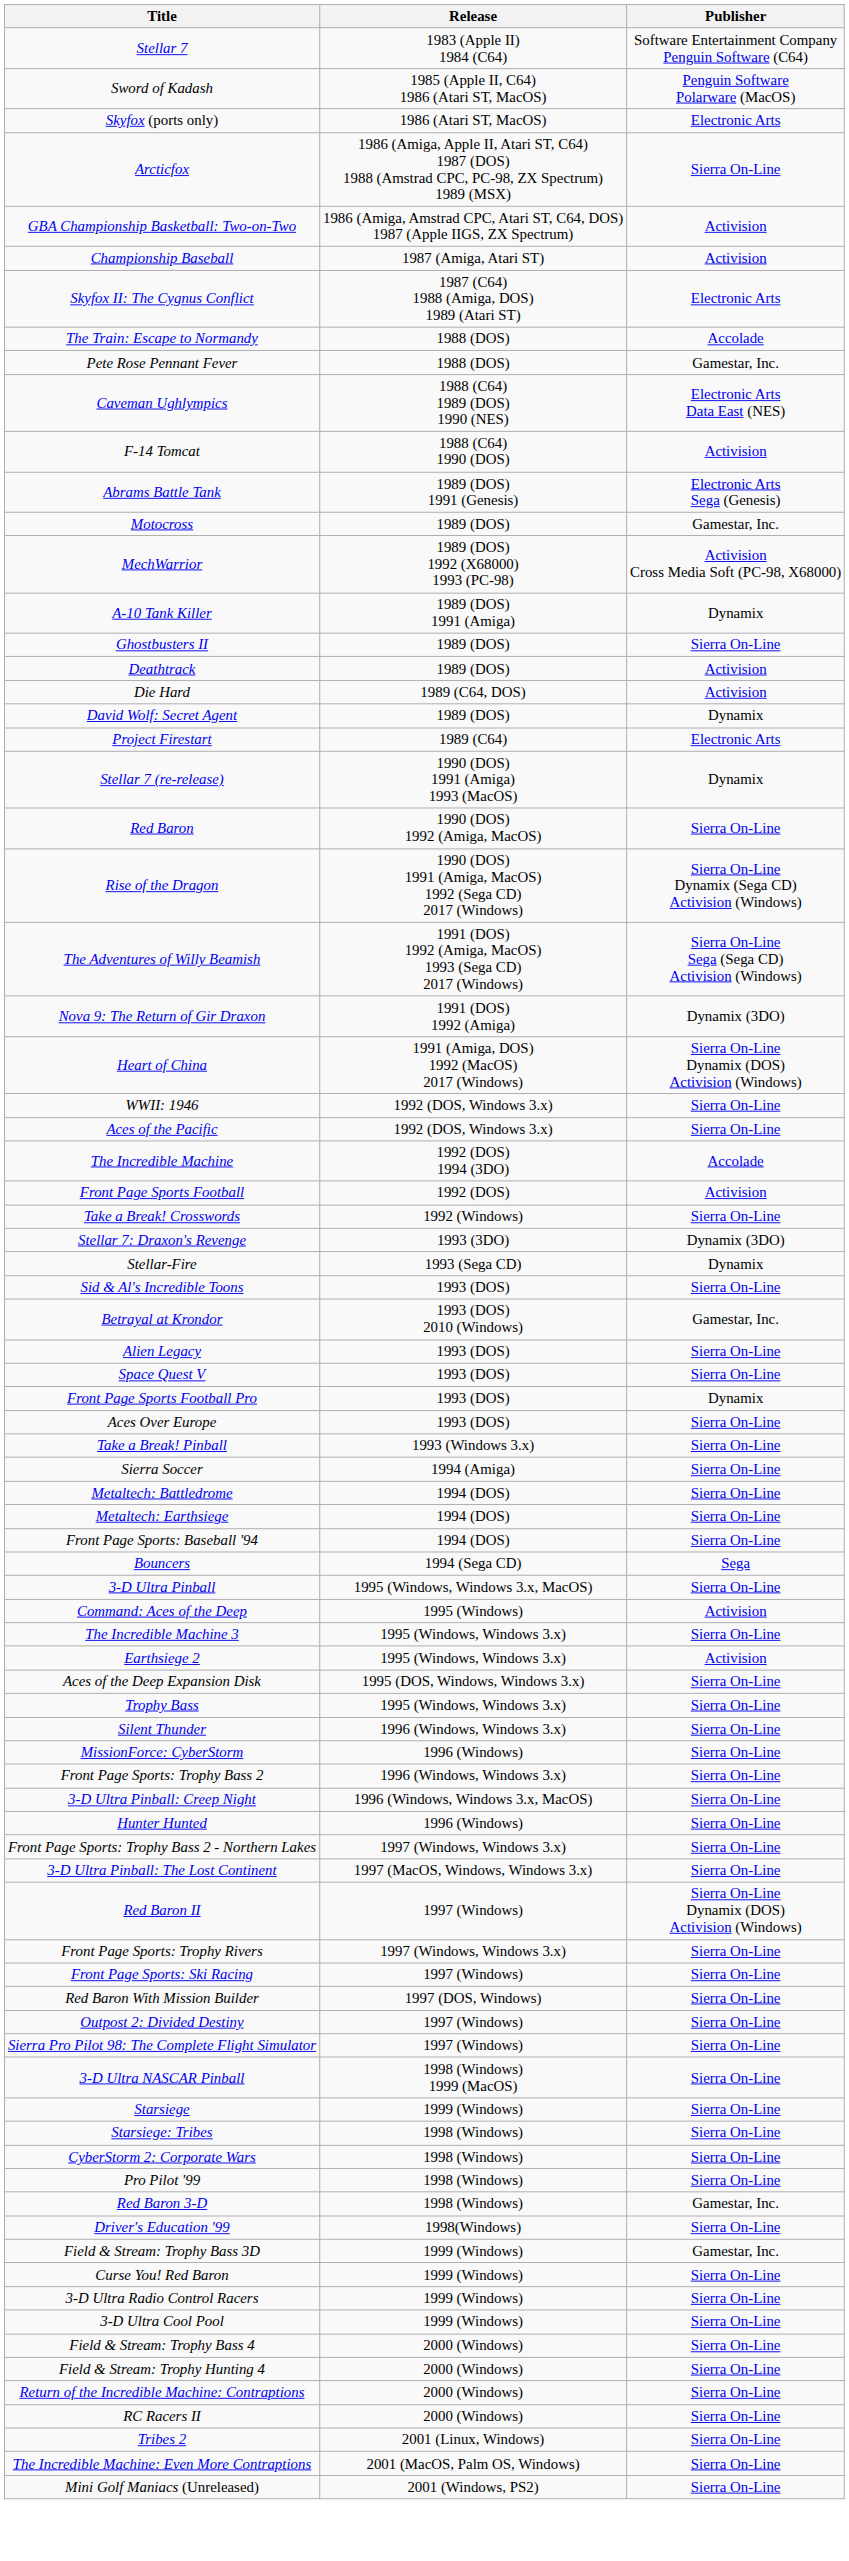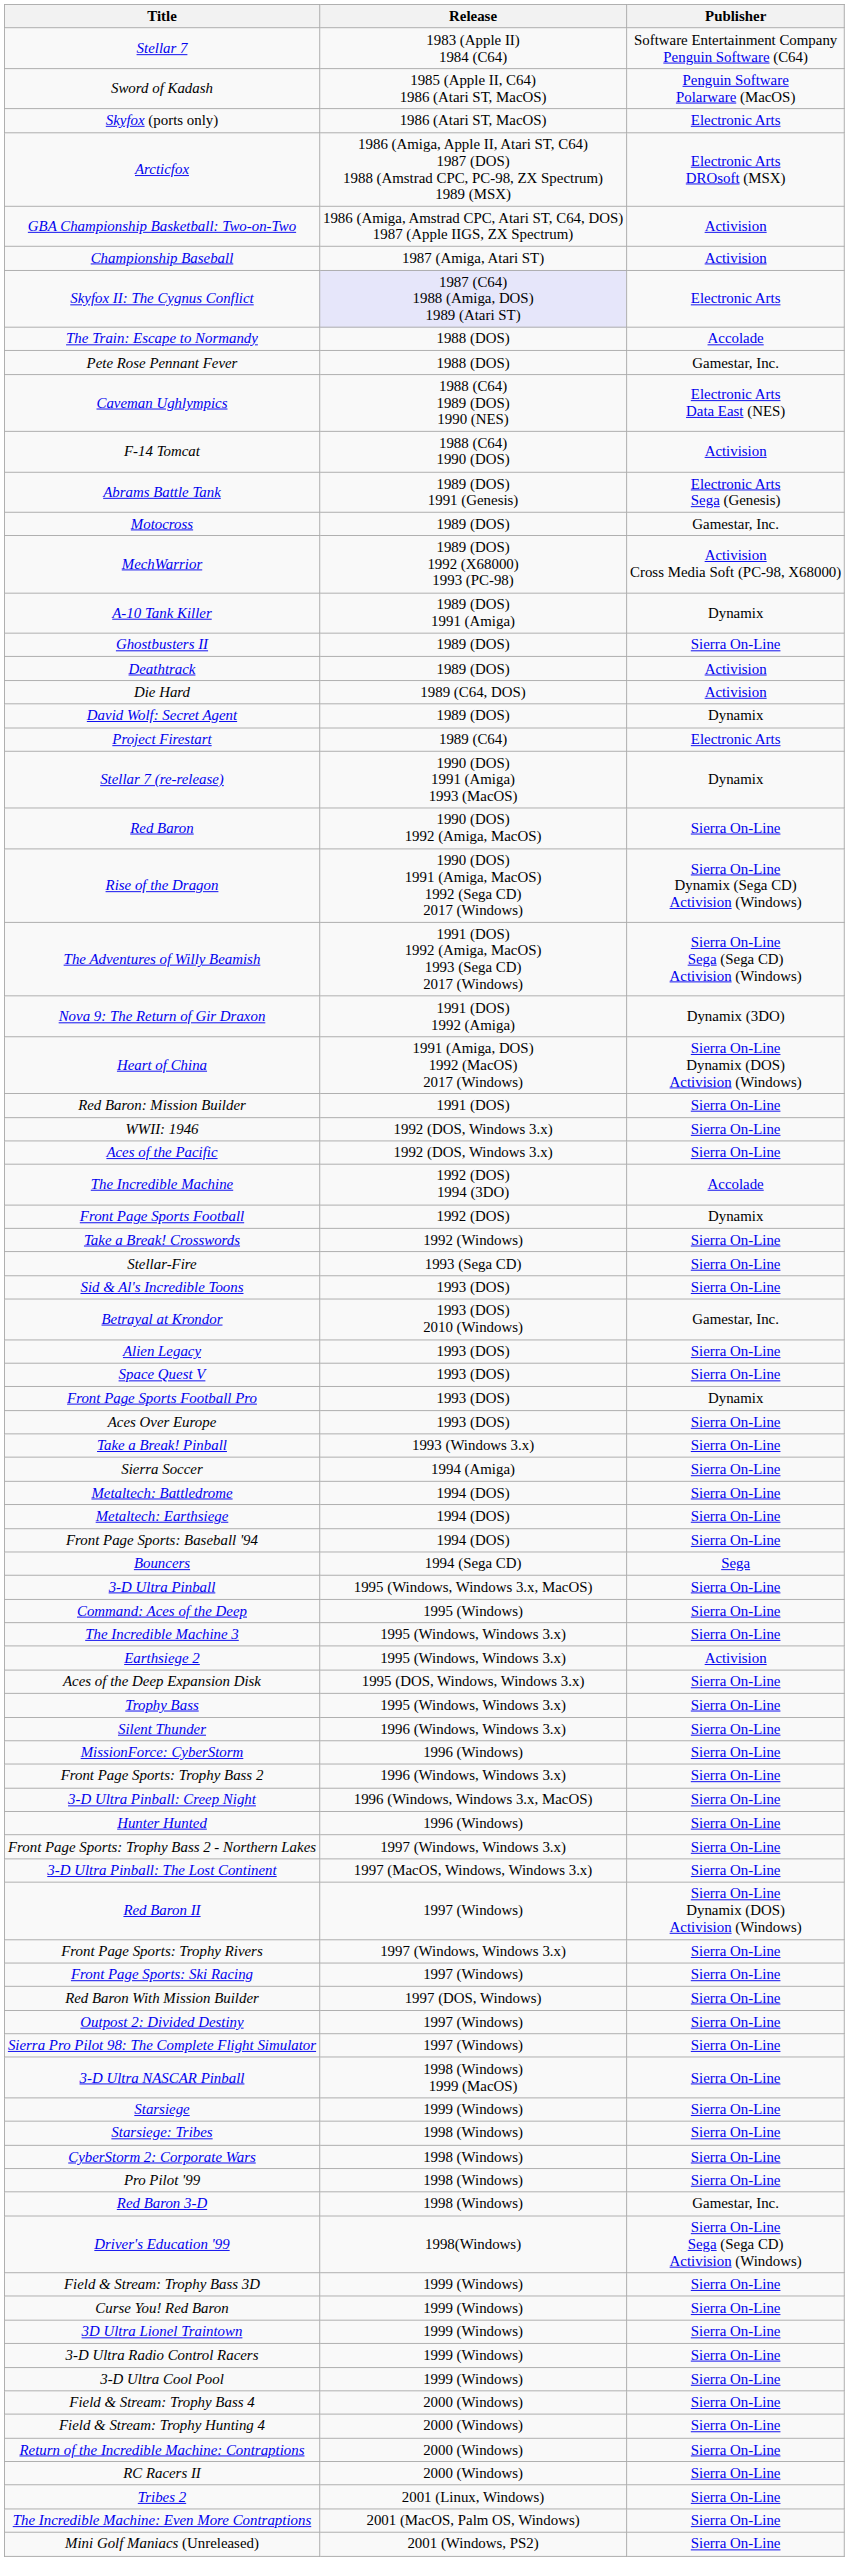(736, 169) Sierra On-Line -> (736, 169) Electronic Arts DROsoft (MSX)
(473, 298) no background -> (473, 298) lavender background
+ row: (162, 1105)
(736, 1192) Activision -> (736, 1216) Dynamix
- row: (162, 1240)
(736, 1263) Dynamix -> (736, 1263) Sierra On-Line
(736, 1610) Activision -> (736, 1610) Sierra On-Line
(736, 2227) Sierra On-Line -> (736, 2244) Sierra On-Line Sega (Sega CD) Activision (Windows)
(736, 2251) Gamestar, Inc. -> (736, 2284) Sierra On-Line
+ row: (162, 2331)
